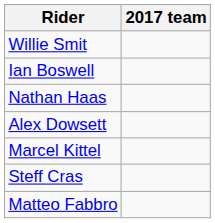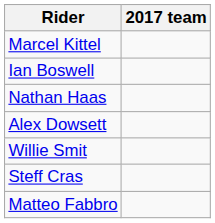rows swapped: (55, 151) <-> (48, 44)
